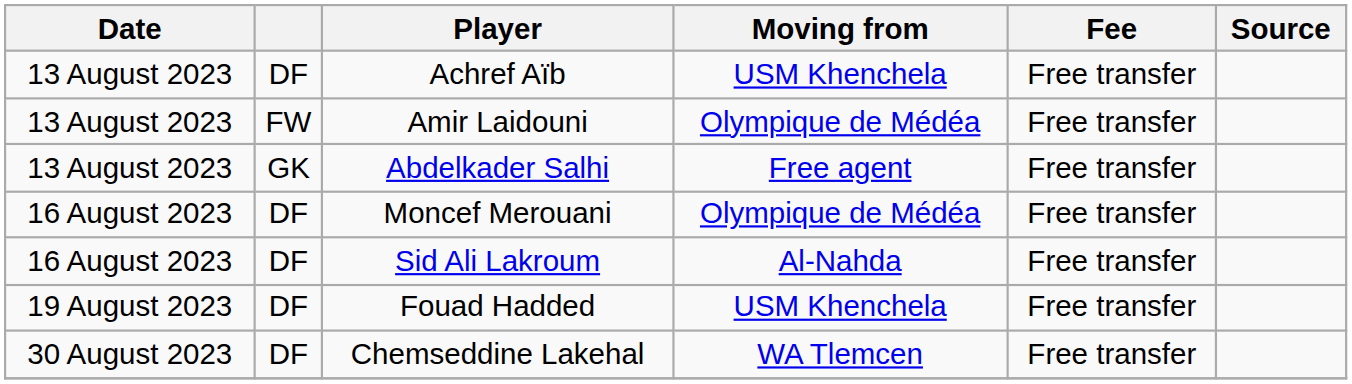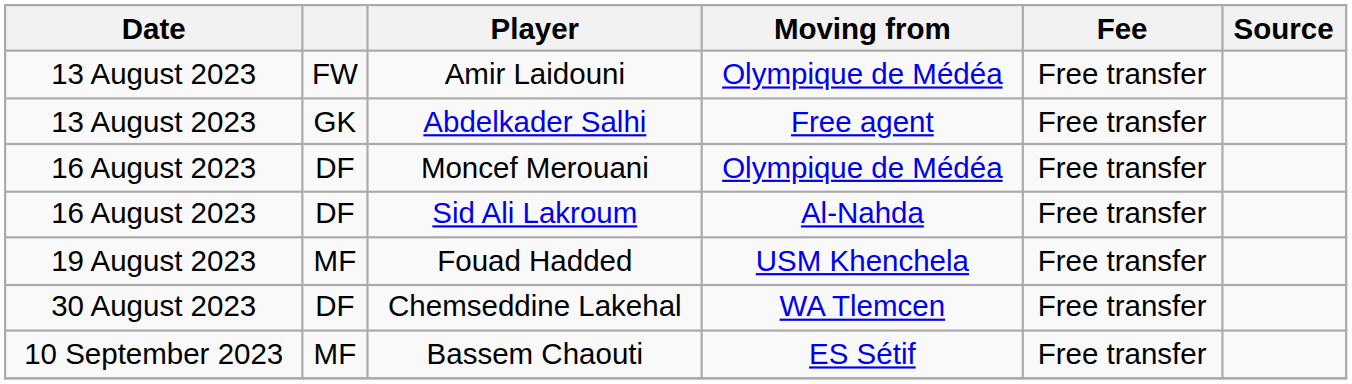- row: (498, 74)
(288, 307) DF -> (335, 261) MF
+ row: (535, 354)
